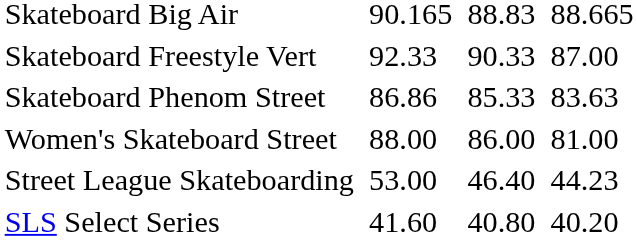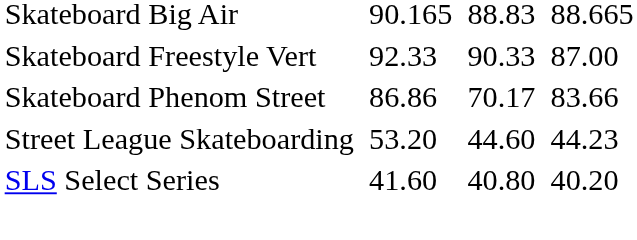(501, 97) 85.33 -> (501, 97) 70.17
(585, 97) 83.63 -> (585, 97) 83.66
- row: (171, 138)
(403, 180) 53.00 -> (403, 138) 53.20
(501, 180) 46.40 -> (501, 138) 44.60
